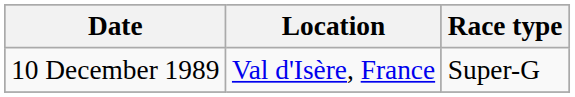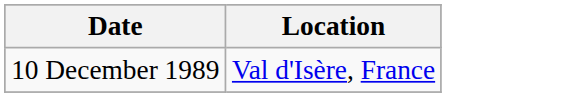- column: (505, 26)
